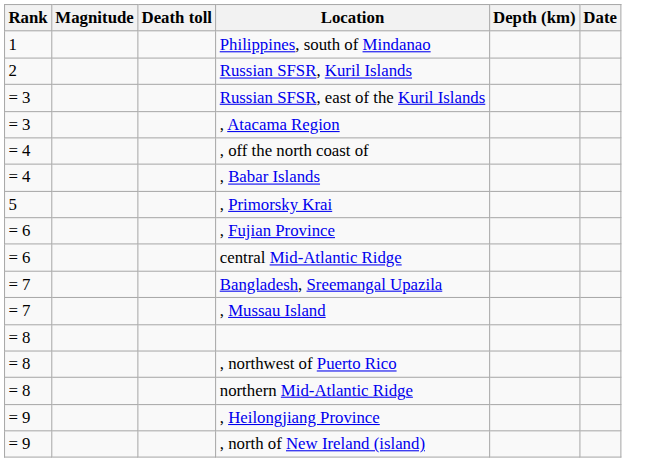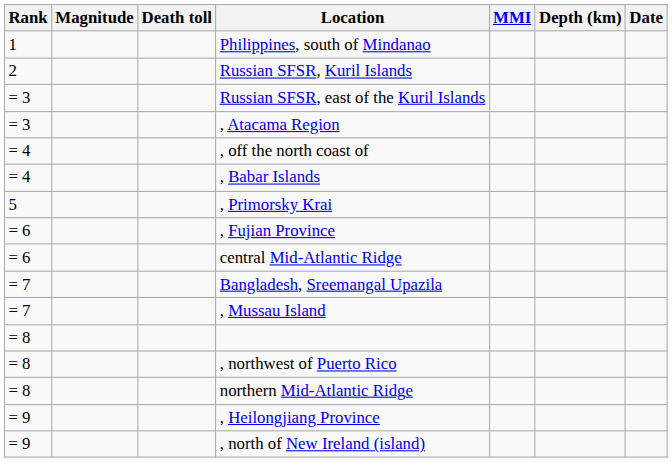+ column: (512, 17)
